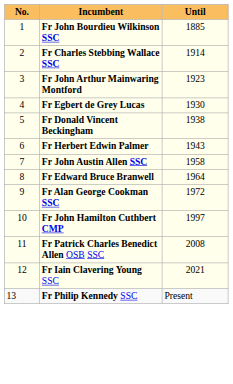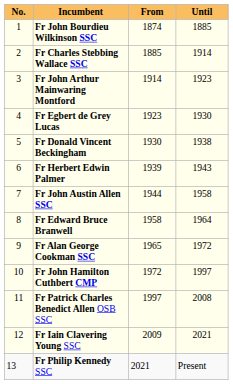+ column: (152, 12)
